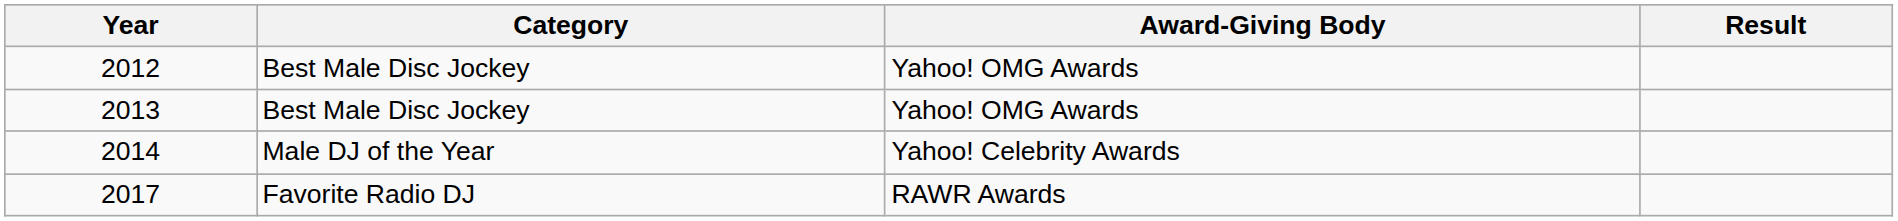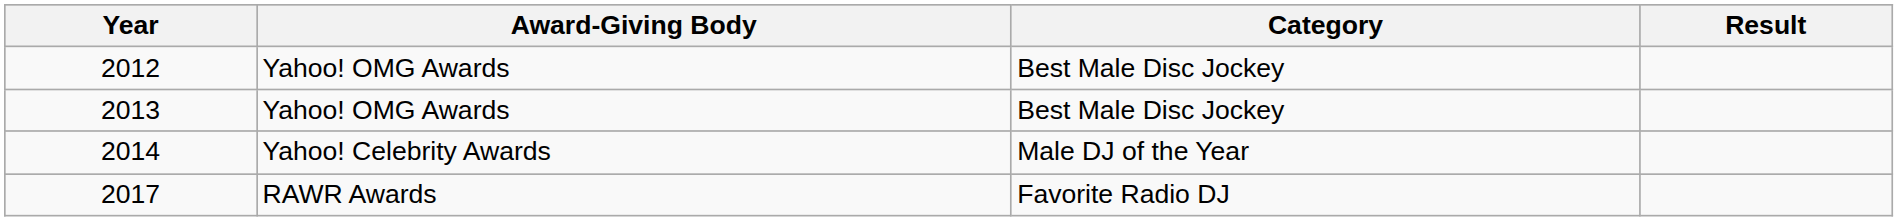columns swapped: (1263, 25) <-> (571, 25)
